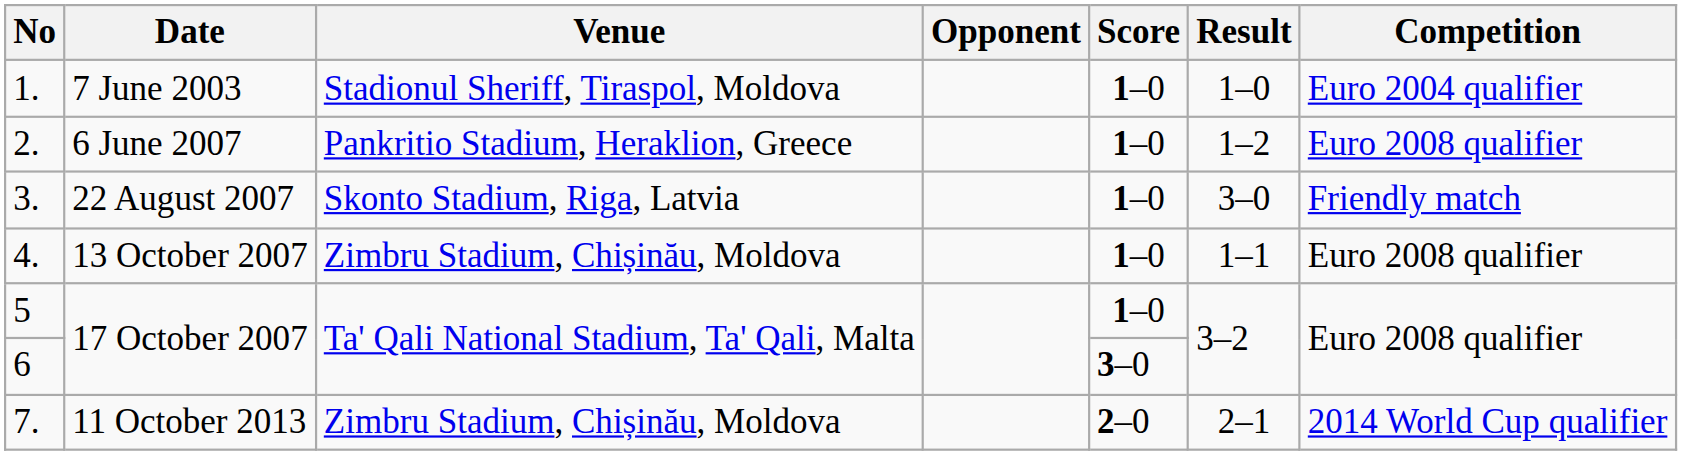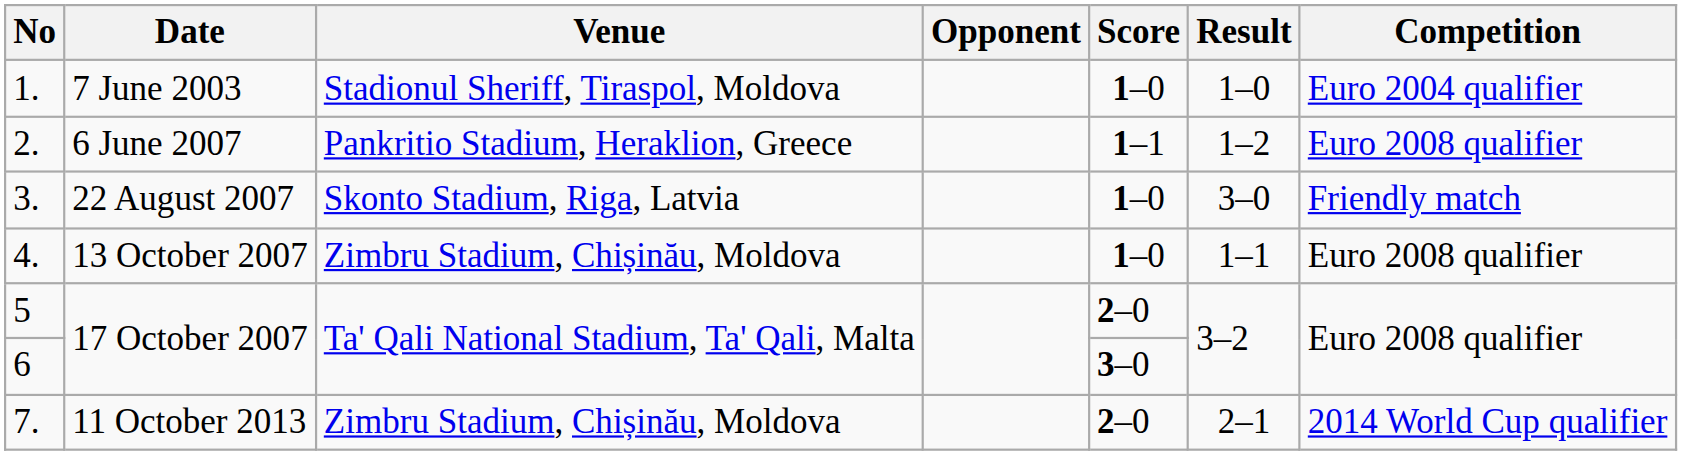(1139, 143) 1–0 -> (1139, 143) 1–1
(1139, 310) 1–0 -> (1123, 310) 2–0
